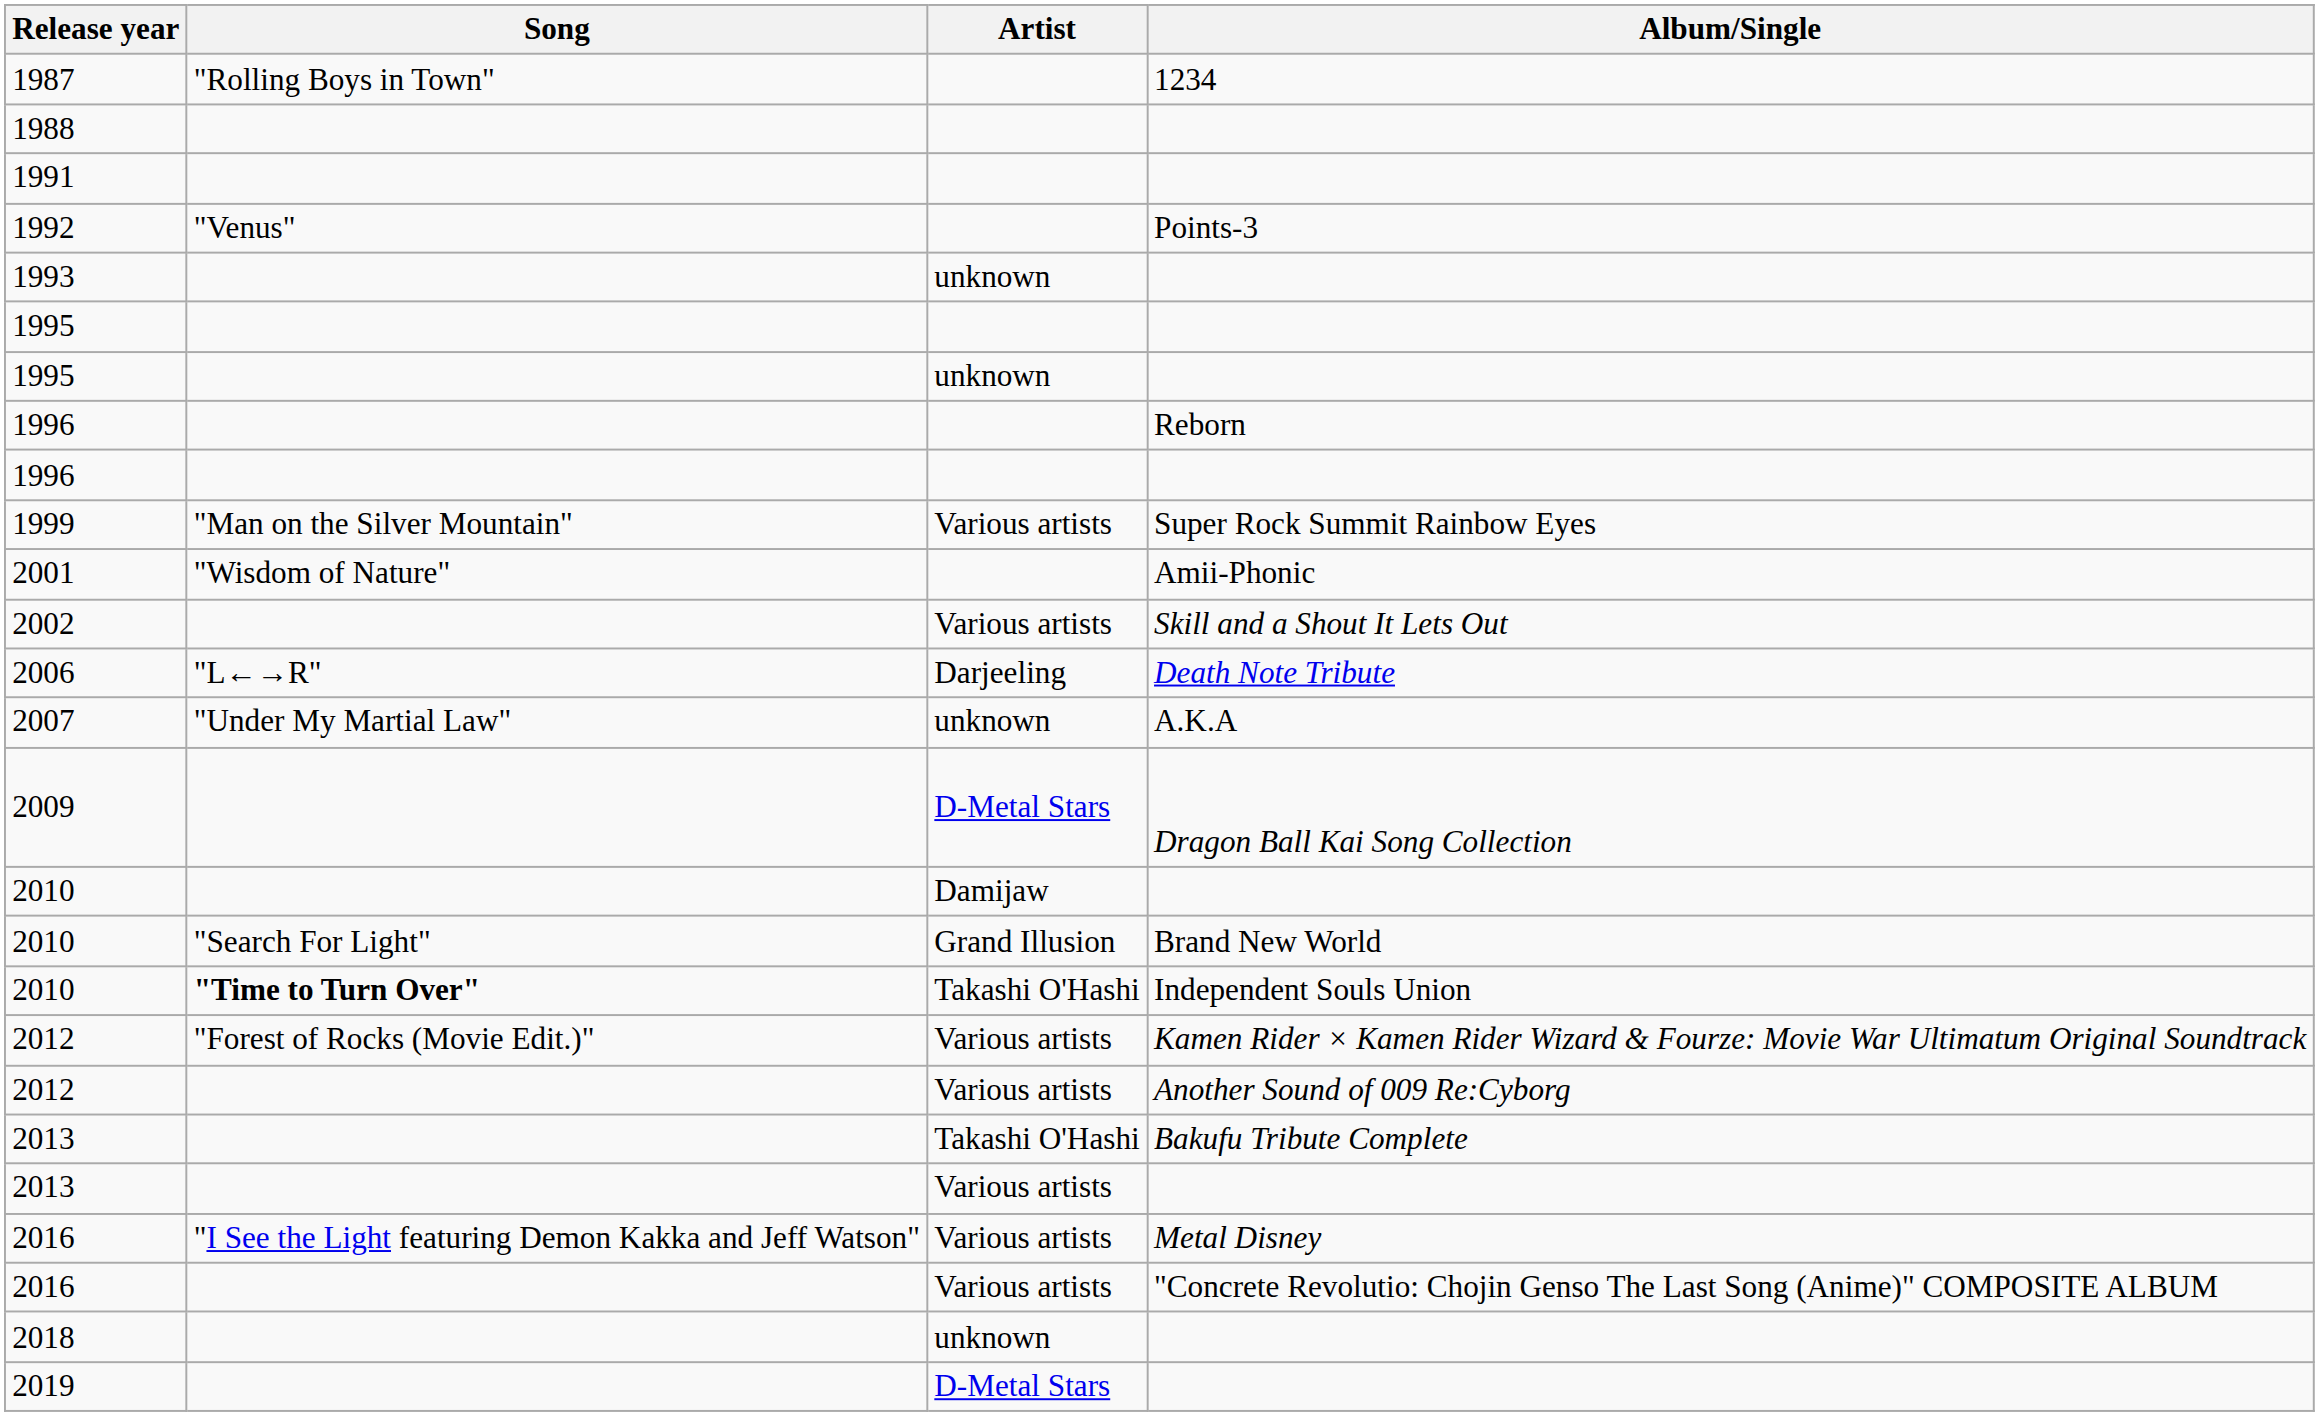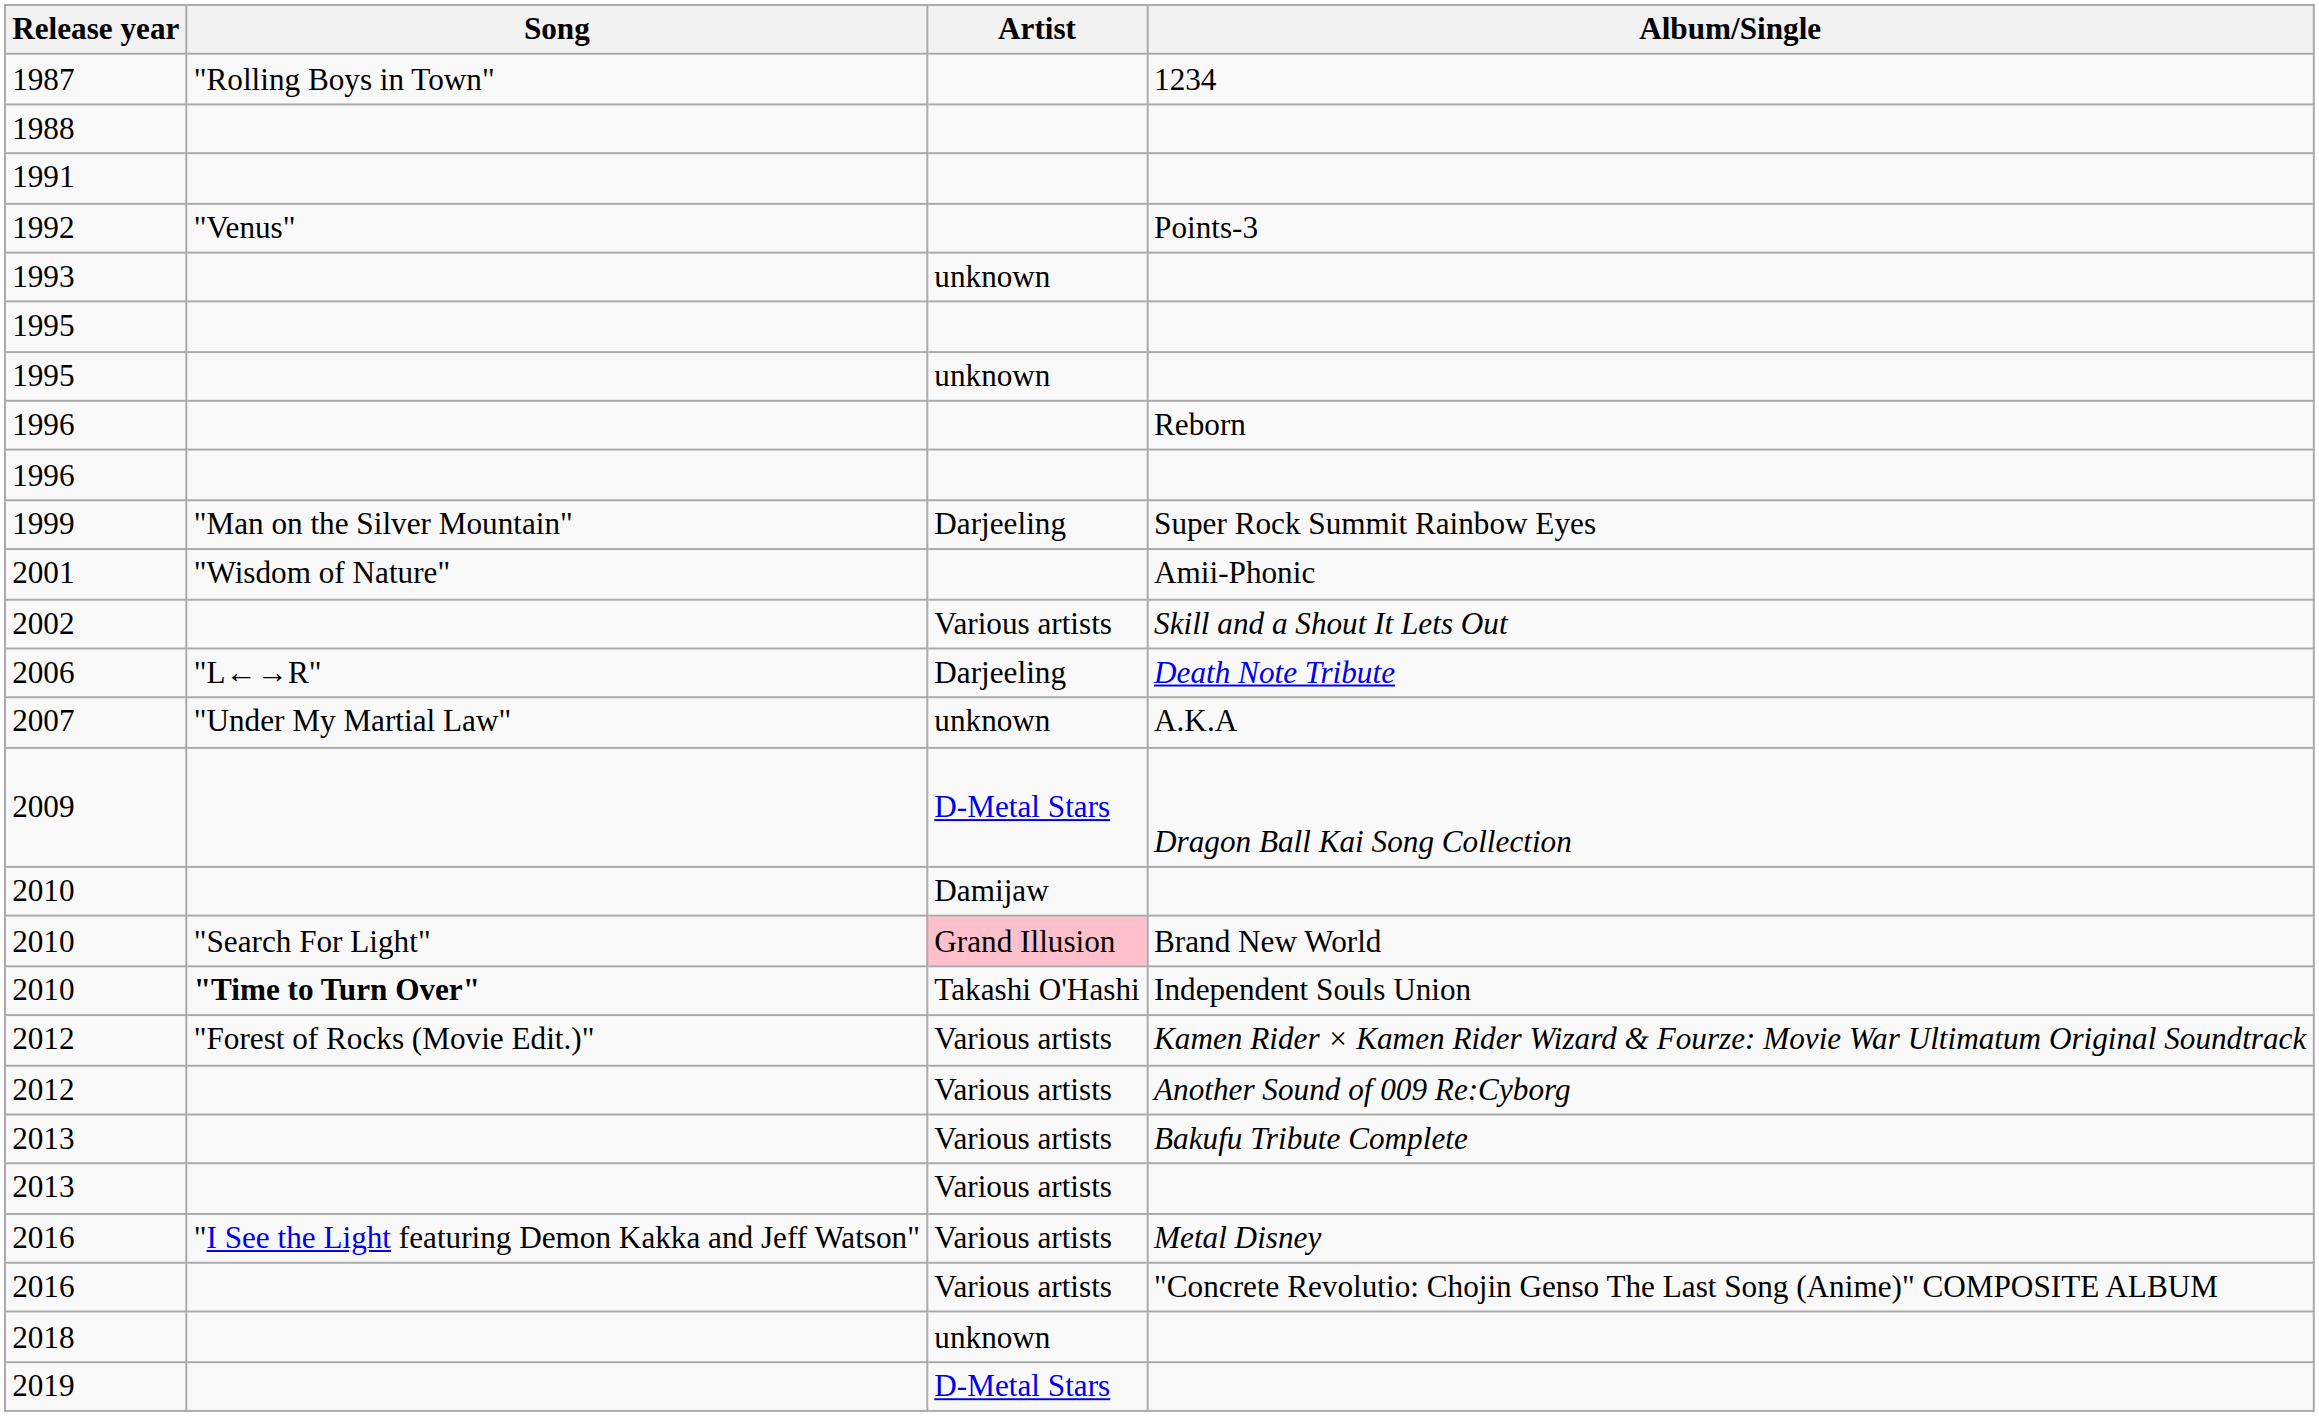(1023, 524) Various artists -> (1000, 524) Darjeeling
(1025, 940) no background -> (1025, 940) pink background
(1037, 1138) Takashi O'Hashi -> (1023, 1138) Various artists
